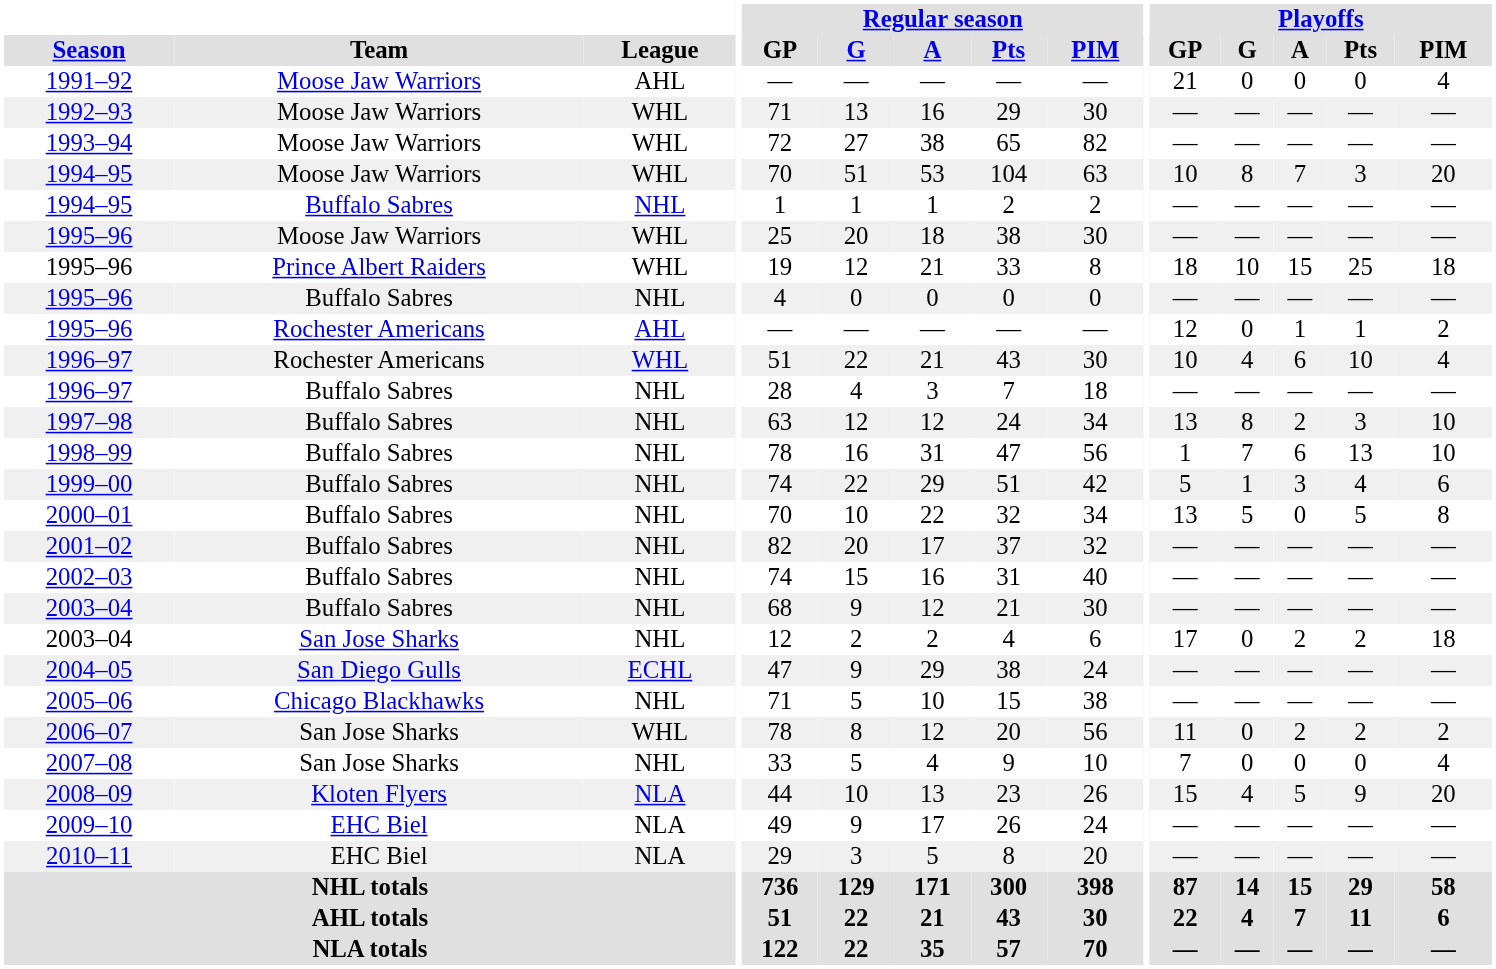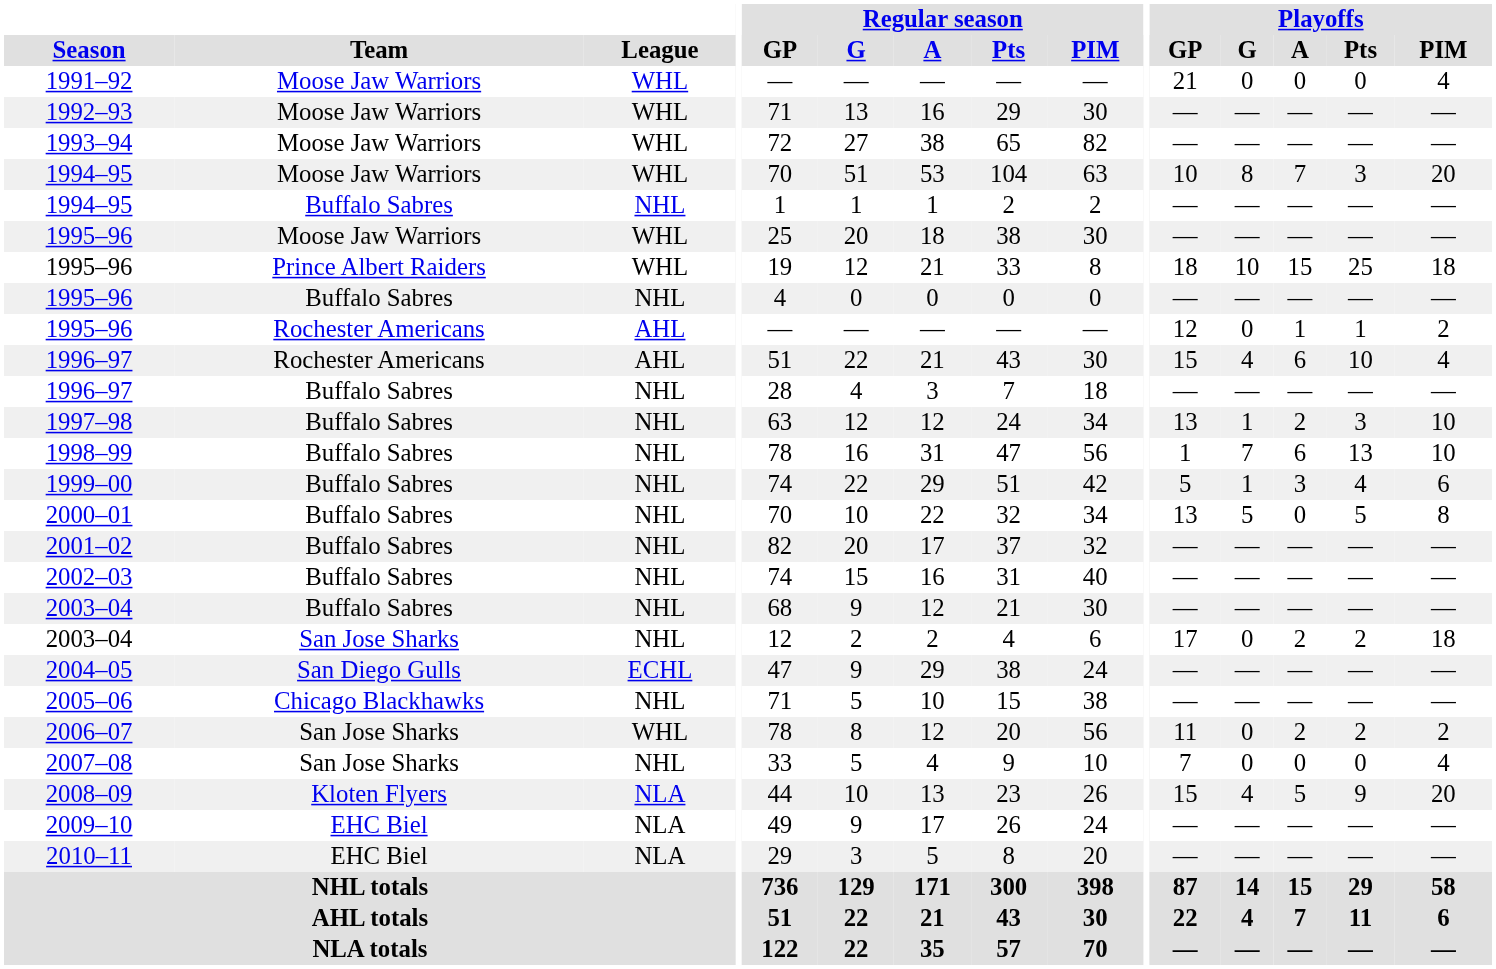(660, 81) AHL -> (660, 81) WHL
(660, 360) WHL -> (660, 360) AHL
(1185, 360) 10 -> (1185, 360) 15
(1247, 422) 8 -> (1247, 422) 1
